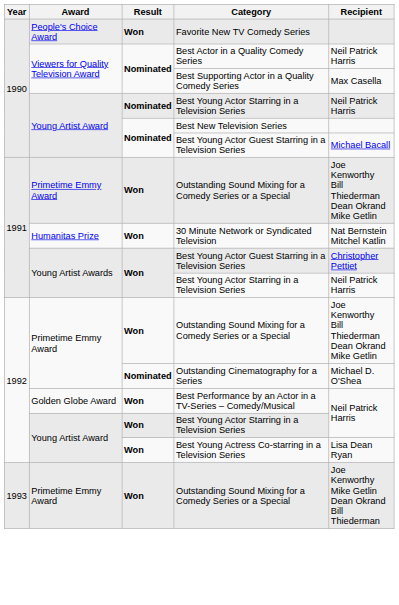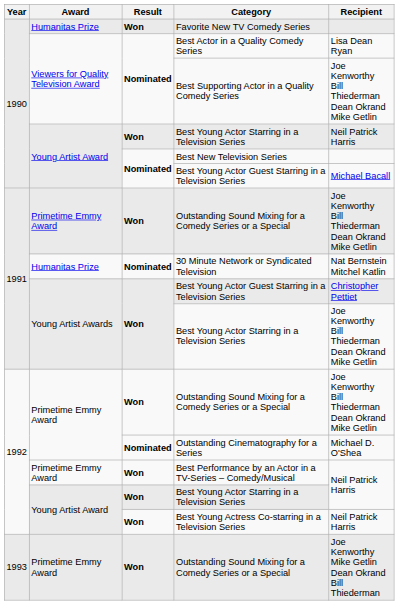(64, 32) People's Choice Award -> (65, 27) Humanitas Prize
(354, 56) Neil Patrick Harris -> (352, 46) Lisa Dean Ryan
(356, 81) Max Casella -> (358, 92) Joe Kenworthy Bill Thiederman Dean Okrand Mike Getlin
(148, 106) Nominated -> (134, 137) Won
(134, 236) Won -> (148, 267) Nominated
(354, 286) Neil Patrick Harris -> (358, 337) Joe Kenworthy Bill Thiederman Dean Okrand Mike Getlin
(74, 401) Golden Globe Award -> (66, 473) Primetime Emmy Award
(352, 451) Lisa Dean Ryan -> (354, 522) Neil Patrick Harris
